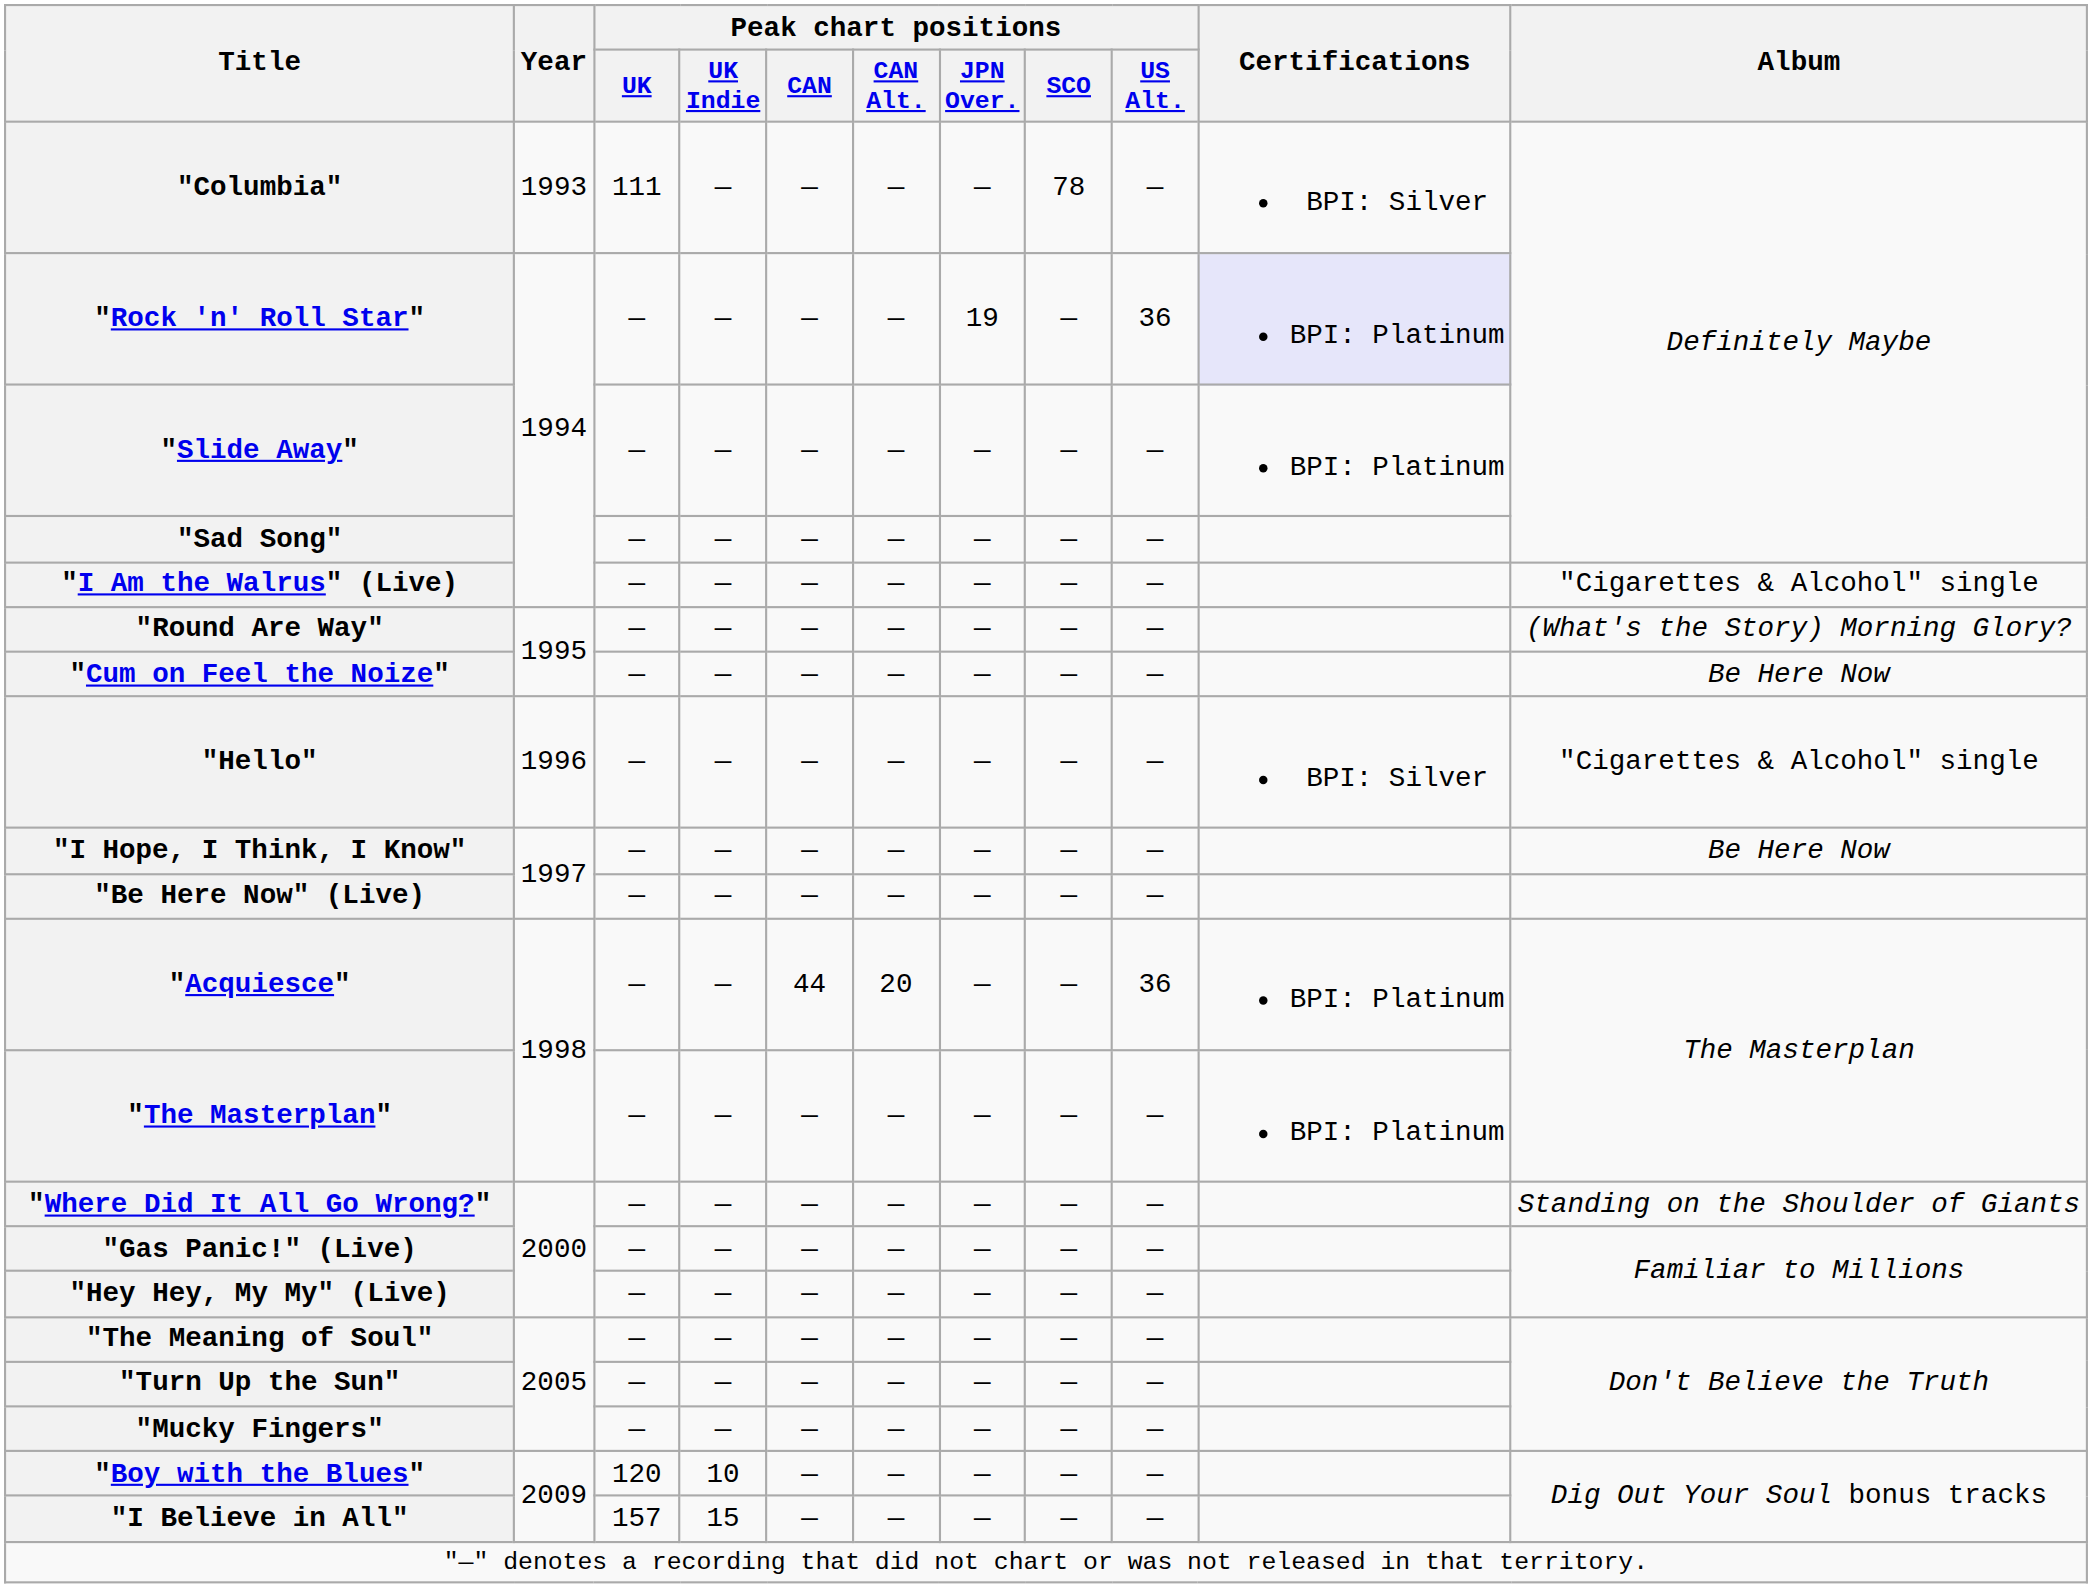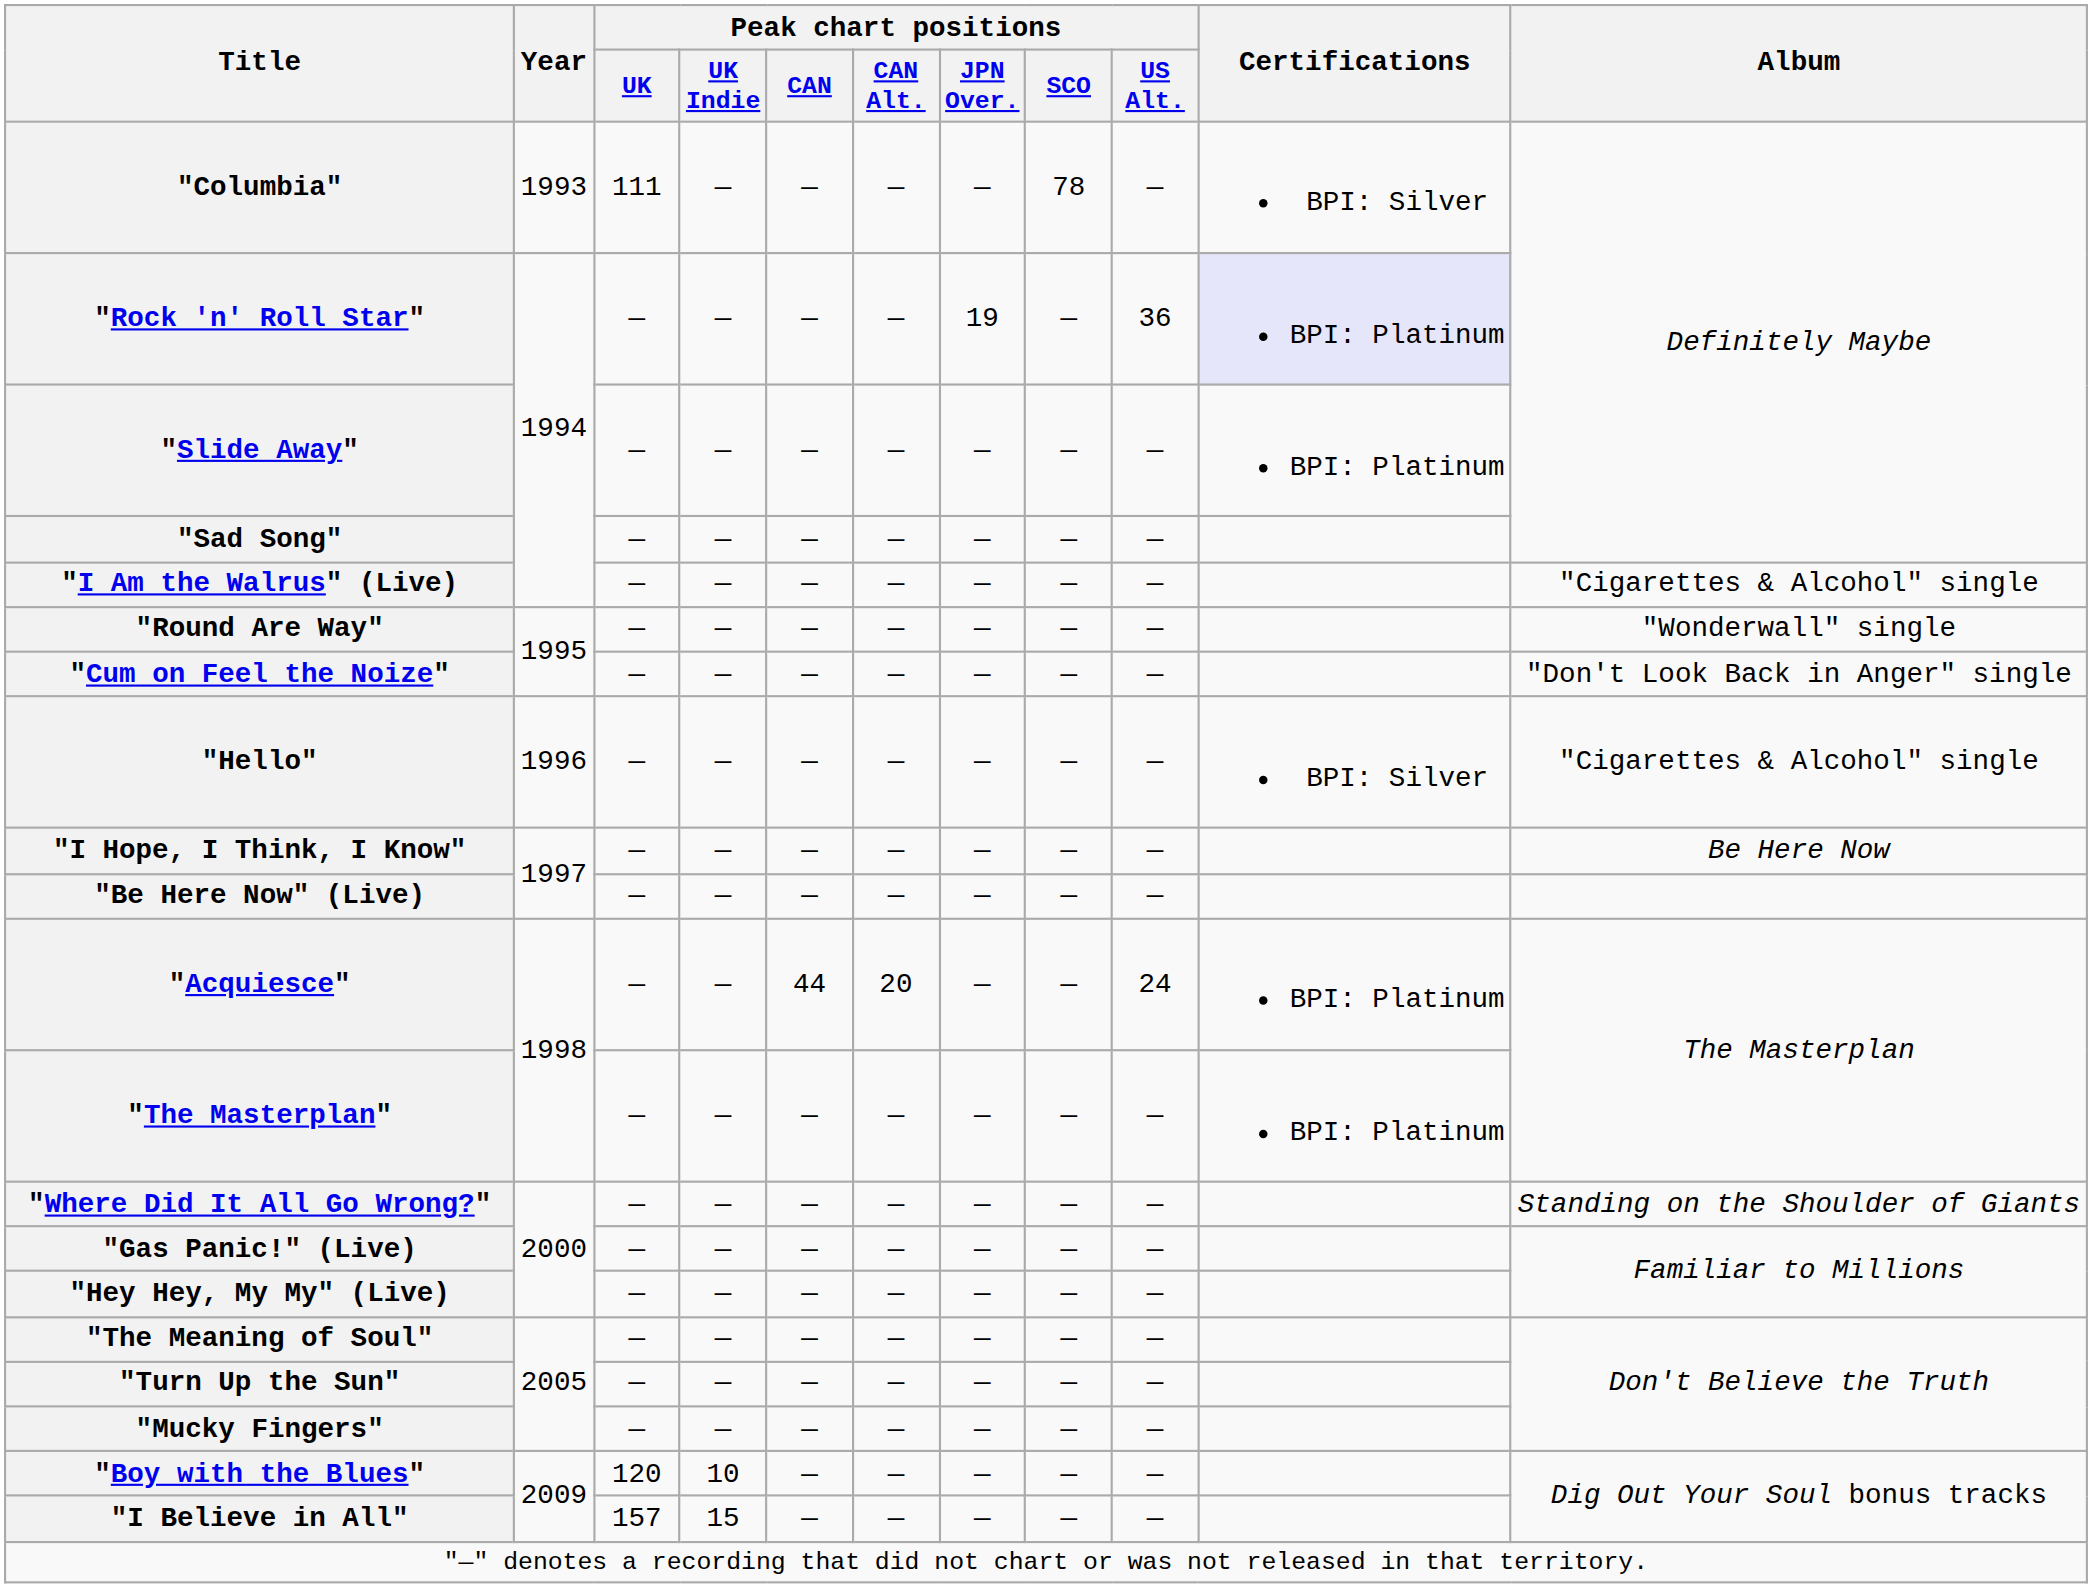(1799, 629) (What's the Story) Morning Glory? -> (1799, 629) "Wonderwall" single
(1799, 674) Be Here Now -> (1799, 674) "Don't Look Back in Anger" single
(1155, 984) 36 -> (1155, 984) 24
